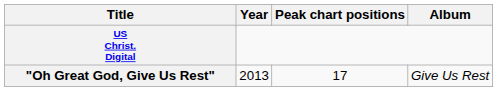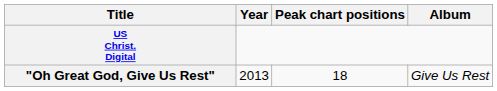(340, 75) 17 -> (340, 75) 18
